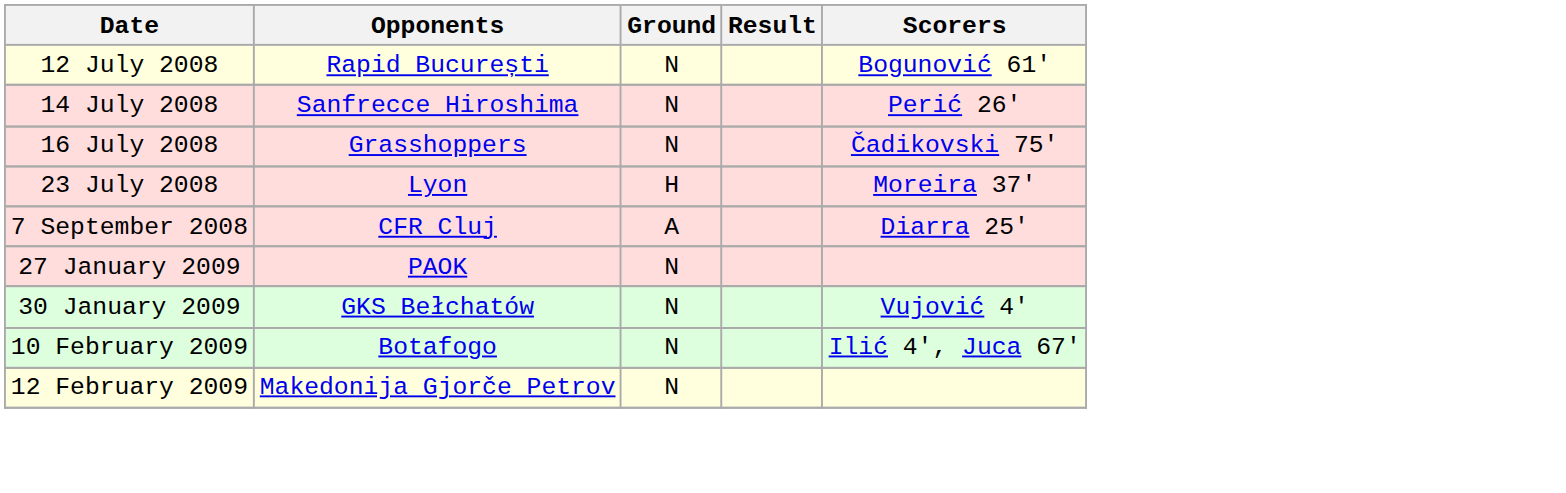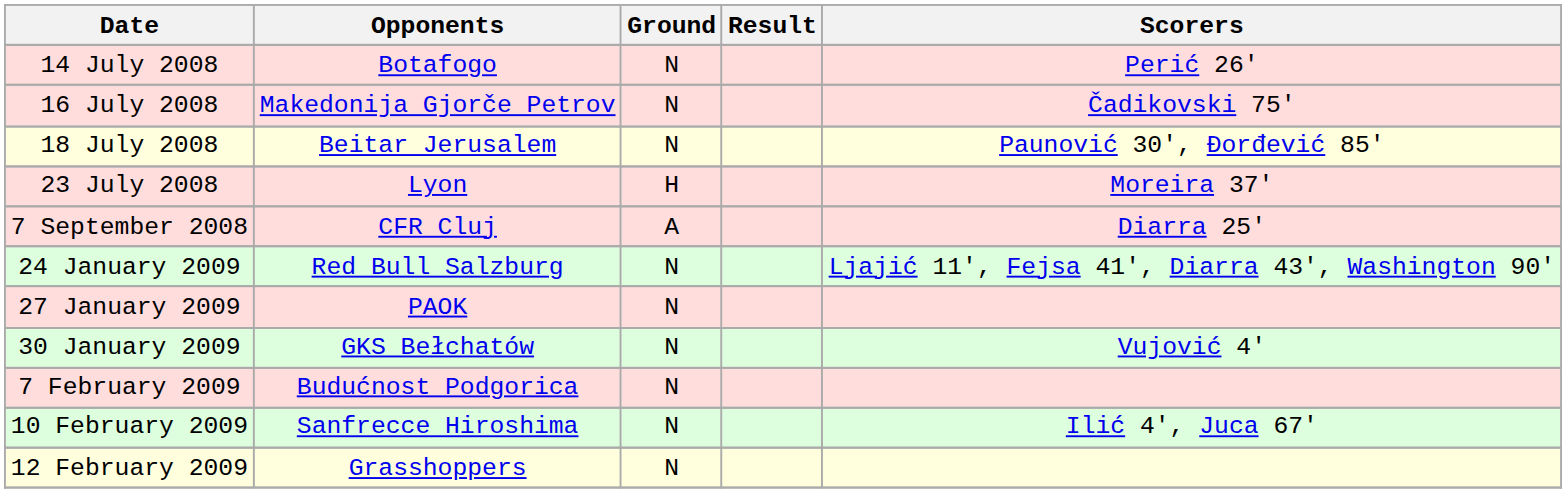- row: (129, 65)
(438, 106) Sanfrecce Hiroshima -> (438, 65) Botafogo
(438, 146) Grasshoppers -> (438, 106) Makedonija Gjorče Petrov
+ row: (129, 146)
+ row: (129, 267)
+ row: (129, 387)
(438, 347) Botafogo -> (438, 428) Sanfrecce Hiroshima
(438, 387) Makedonija Gjorče Petrov -> (438, 468) Grasshoppers
